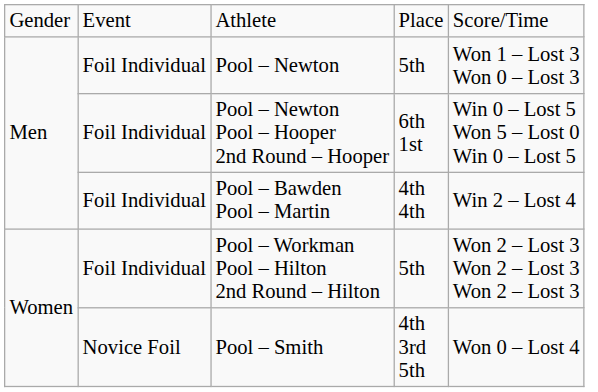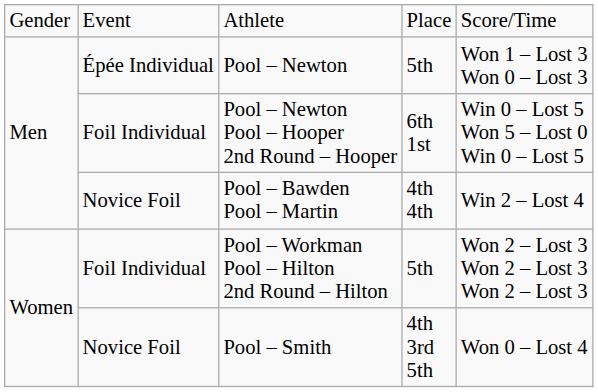(144, 65) Foil Individual -> (148, 65) Épée Individual
(144, 200) Foil Individual -> (132, 200) Novice Foil
